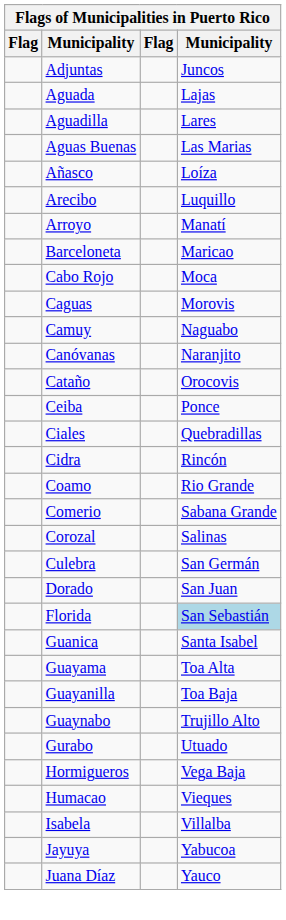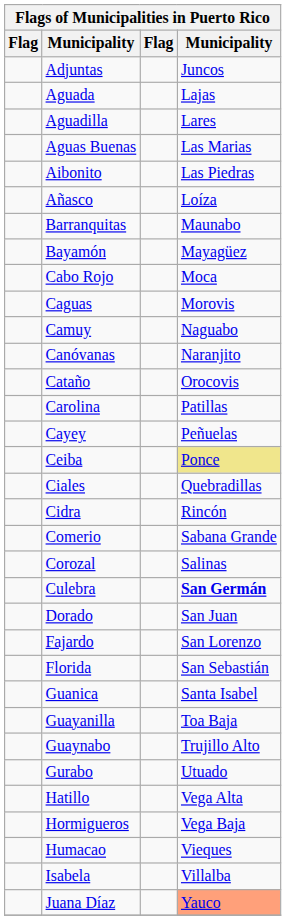+ row: (74, 173)
- row: (71, 199)
- row: (68, 225)
- row: (83, 251)
+ row: (86, 225)
+ row: (76, 251)
+ row: (73, 407)
+ row: (66, 433)
(200, 407) no background -> (200, 459) khaki background
- row: (68, 485)
(220, 563) normal -> (224, 589) bold
+ row: (70, 641)
(225, 615) lightblue background -> (225, 667) no background
- row: (76, 667)
+ row: (67, 797)
- row: (67, 849)
(201, 876) no background -> (201, 902) lightsalmon background
